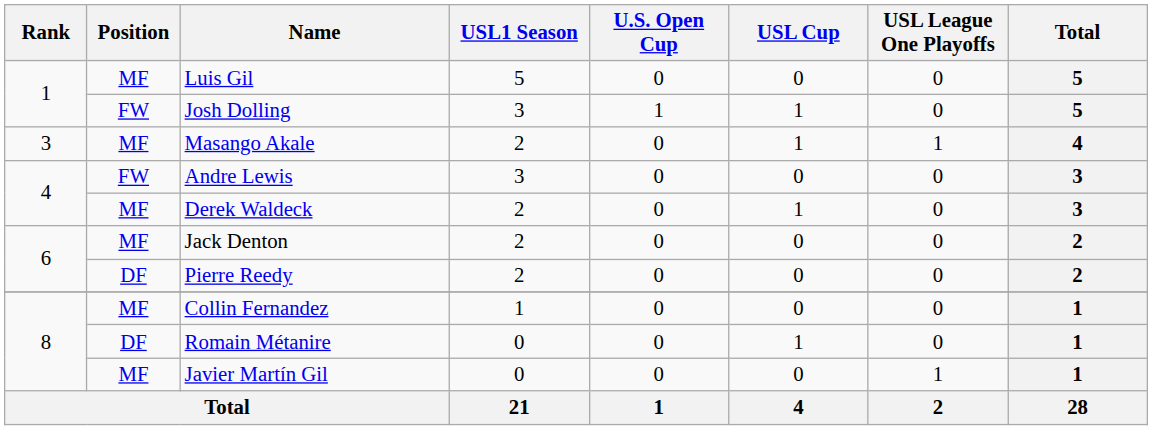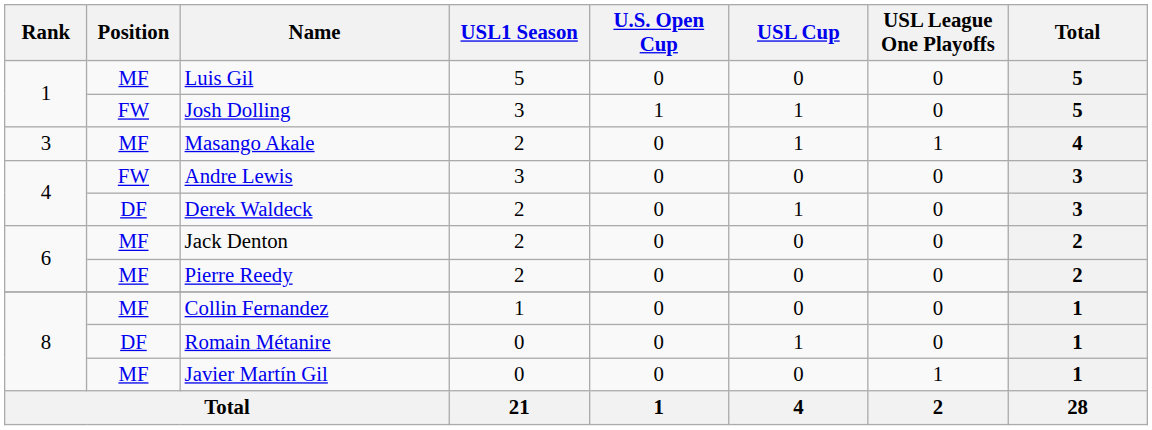(133, 209) MF -> (133, 209) DF
(133, 275) DF -> (133, 275) MF
